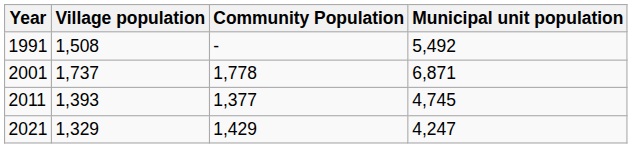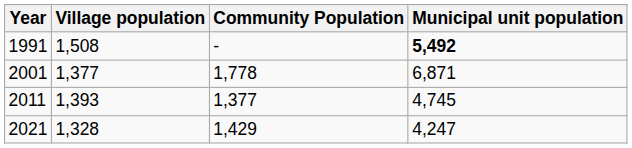(434, 45) normal -> (434, 45) bold
(77, 73) 1,737 -> (77, 73) 1,377
(77, 128) 1,329 -> (77, 128) 1,328
